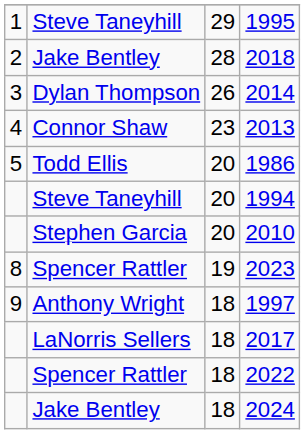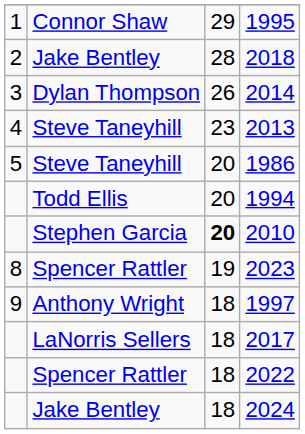(107, 22) Steve Taneyhill -> (100, 22) Connor Shaw
(100, 127) Connor Shaw -> (107, 127) Steve Taneyhill
(80, 163) Todd Ellis -> (107, 163) Steve Taneyhill
(107, 198) Steve Taneyhill -> (80, 198) Todd Ellis
(223, 233) normal -> (223, 233) bold
